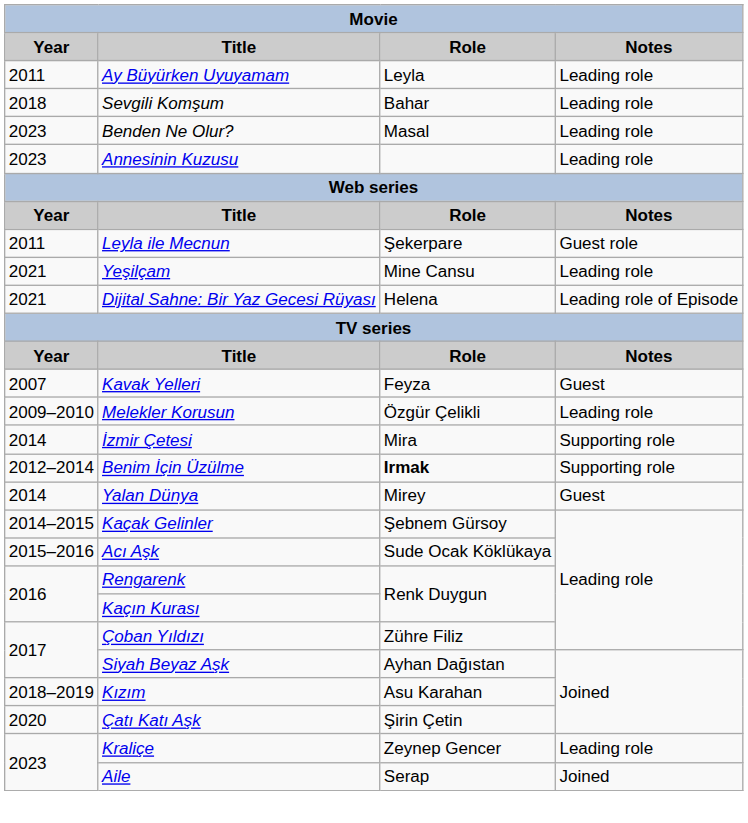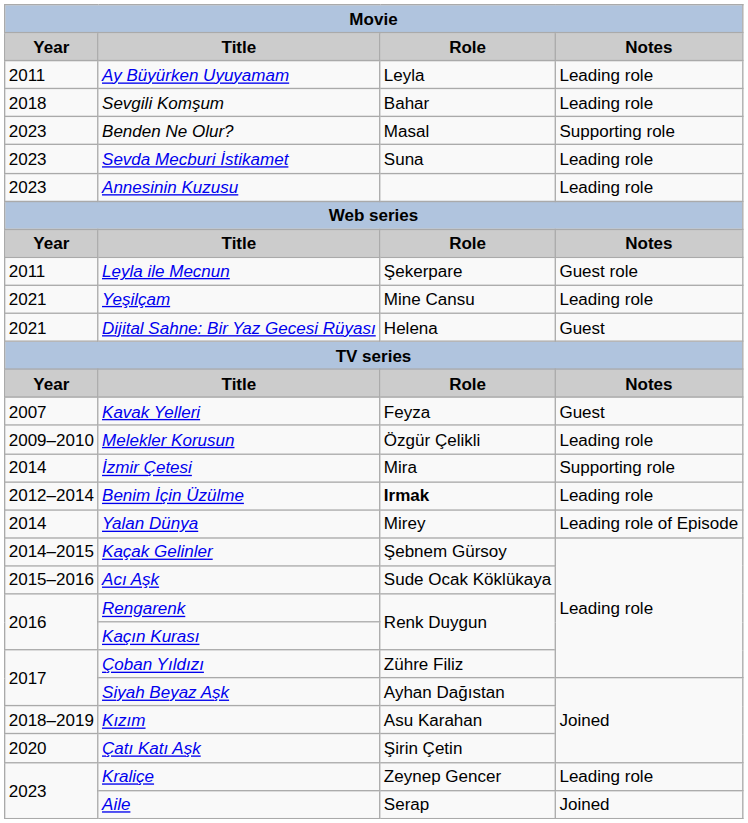(606, 131) Leading role -> (617, 131) Supporting role
+ row: (195, 159)
(649, 299) Leading role of Episode -> (582, 327) Guest
(617, 467) Supporting role -> (606, 495) Leading role
(582, 495) Guest -> (649, 523) Leading role of Episode
